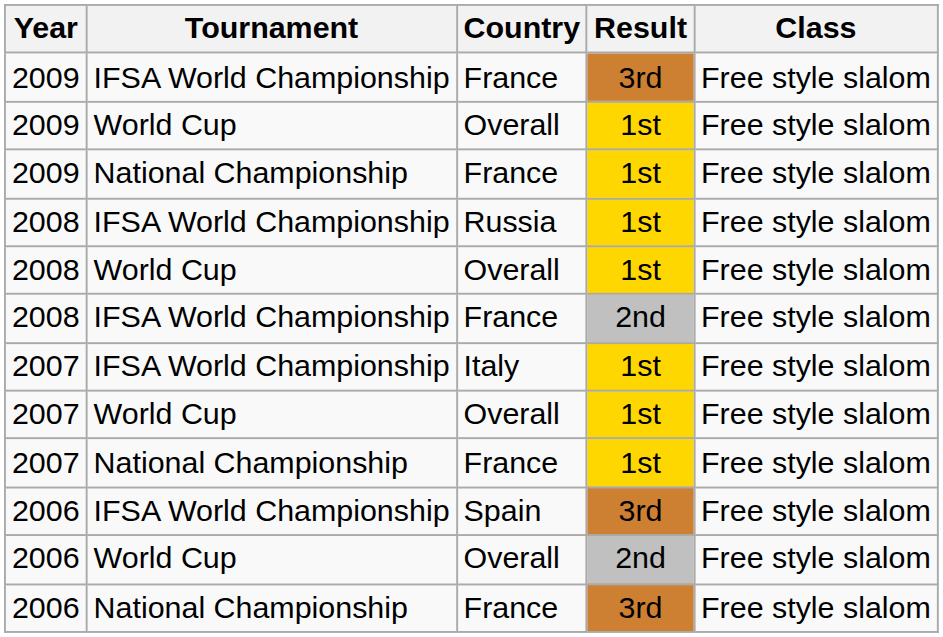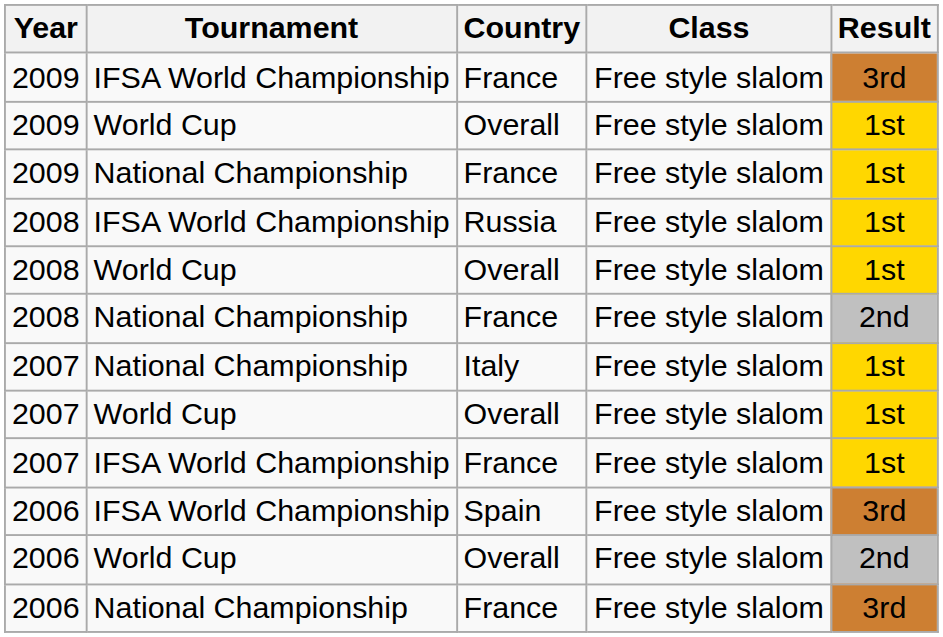columns swapped: (641, 28) <-> (816, 28)
(272, 317) IFSA World Championship -> (251, 317) National Championship
(272, 366) IFSA World Championship -> (251, 366) National Championship
(251, 462) National Championship -> (272, 462) IFSA World Championship
